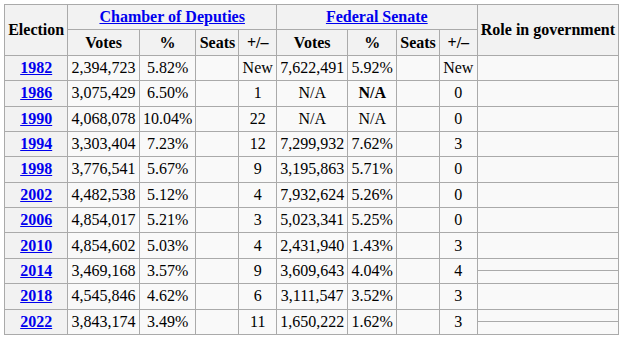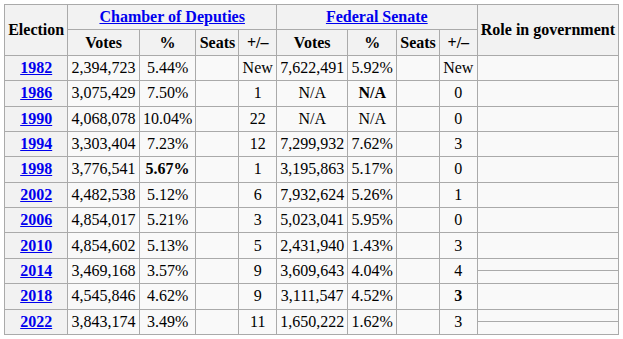(168, 67) 5.82% -> (168, 67) 5.44%
(168, 93) 6.50% -> (168, 93) 7.50%
(168, 169) normal -> (168, 169) bold
(258, 169) 9 -> (258, 169) 1
(372, 169) 5.71% -> (372, 169) 5.17%
(258, 194) 4 -> (258, 194) 6
(458, 194) 0 -> (458, 194) 1
(312, 220) 5,023,341 -> (312, 220) 5,023,041
(372, 220) 5.25% -> (372, 220) 5.95%
(168, 245) 5.03% -> (168, 245) 5.13%
(258, 245) 4 -> (258, 245) 5
(258, 296) 6 -> (258, 296) 9
(372, 296) 3.52% -> (372, 296) 4.52%
(458, 296) normal -> (458, 296) bold
